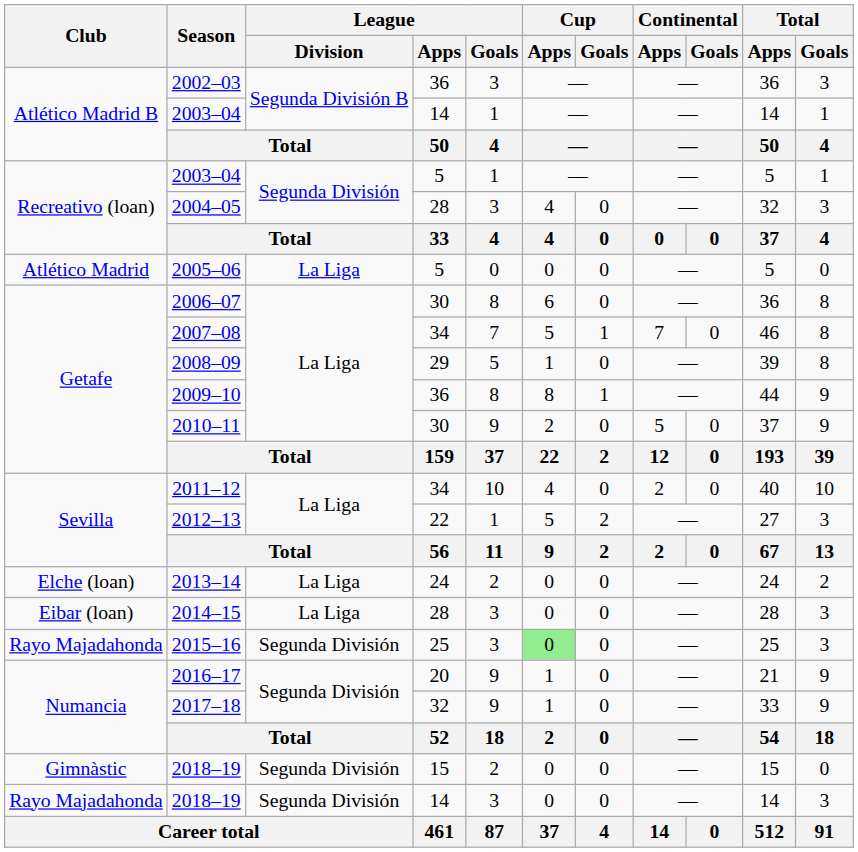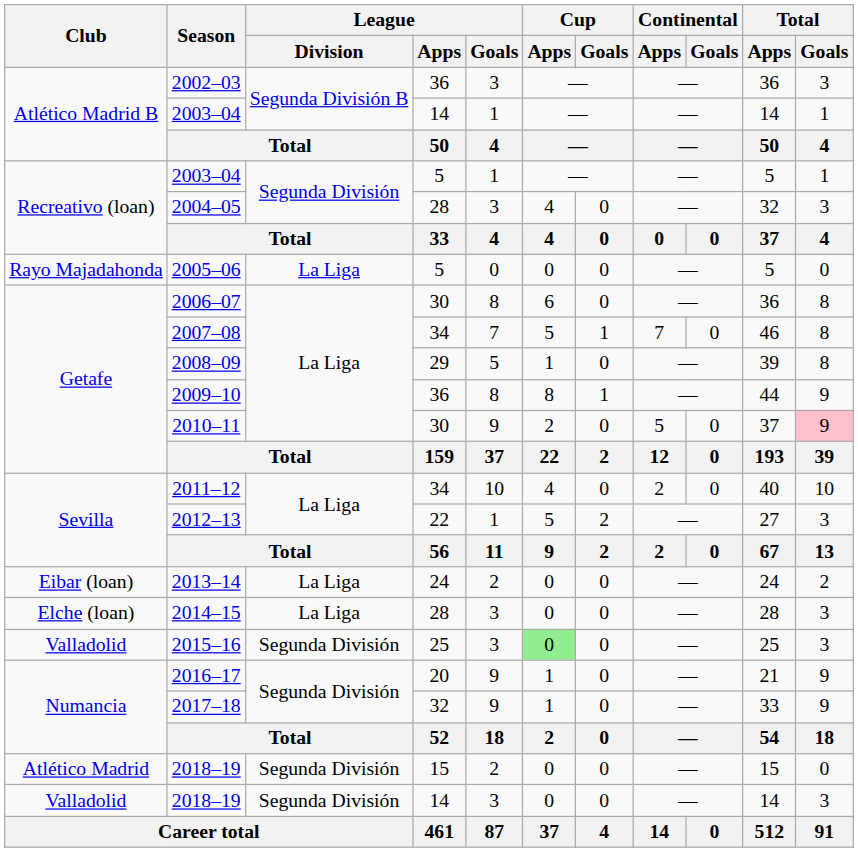(86, 269) Atlético Madrid -> (86, 269) Rayo Majadahonda
(824, 425) no background -> (824, 425) pink background
(86, 581) Elche (loan) -> (86, 581) Eibar (loan)
(86, 613) Eibar (loan) -> (86, 613) Elche (loan)
(86, 644) Rayo Majadahonda -> (86, 644) Valladolid
(86, 769) Gimnàstic -> (86, 769) Atlético Madrid
(86, 800) Rayo Majadahonda -> (86, 800) Valladolid
